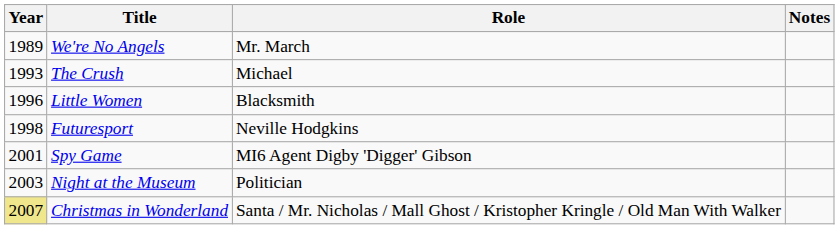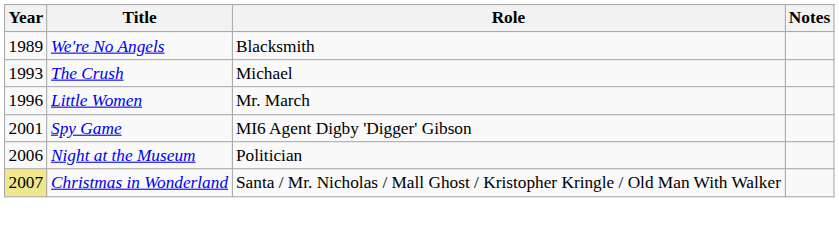(273, 45) Mr. March -> (275, 45) Blacksmith
(275, 100) Blacksmith -> (273, 100) Mr. March
- row: (92, 127)
(26, 182) 2003 -> (26, 155) 2006
